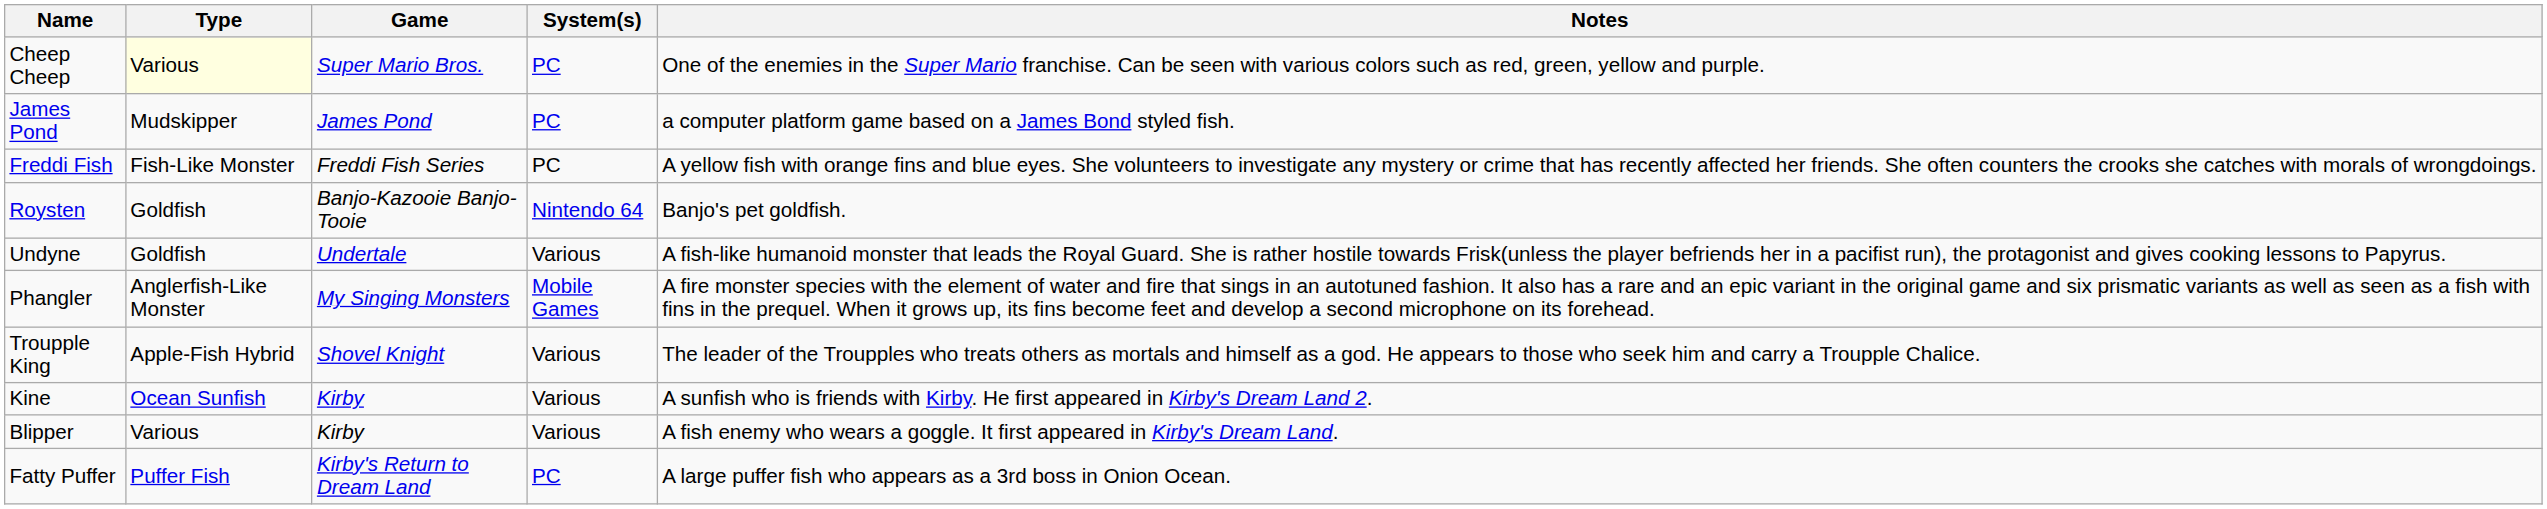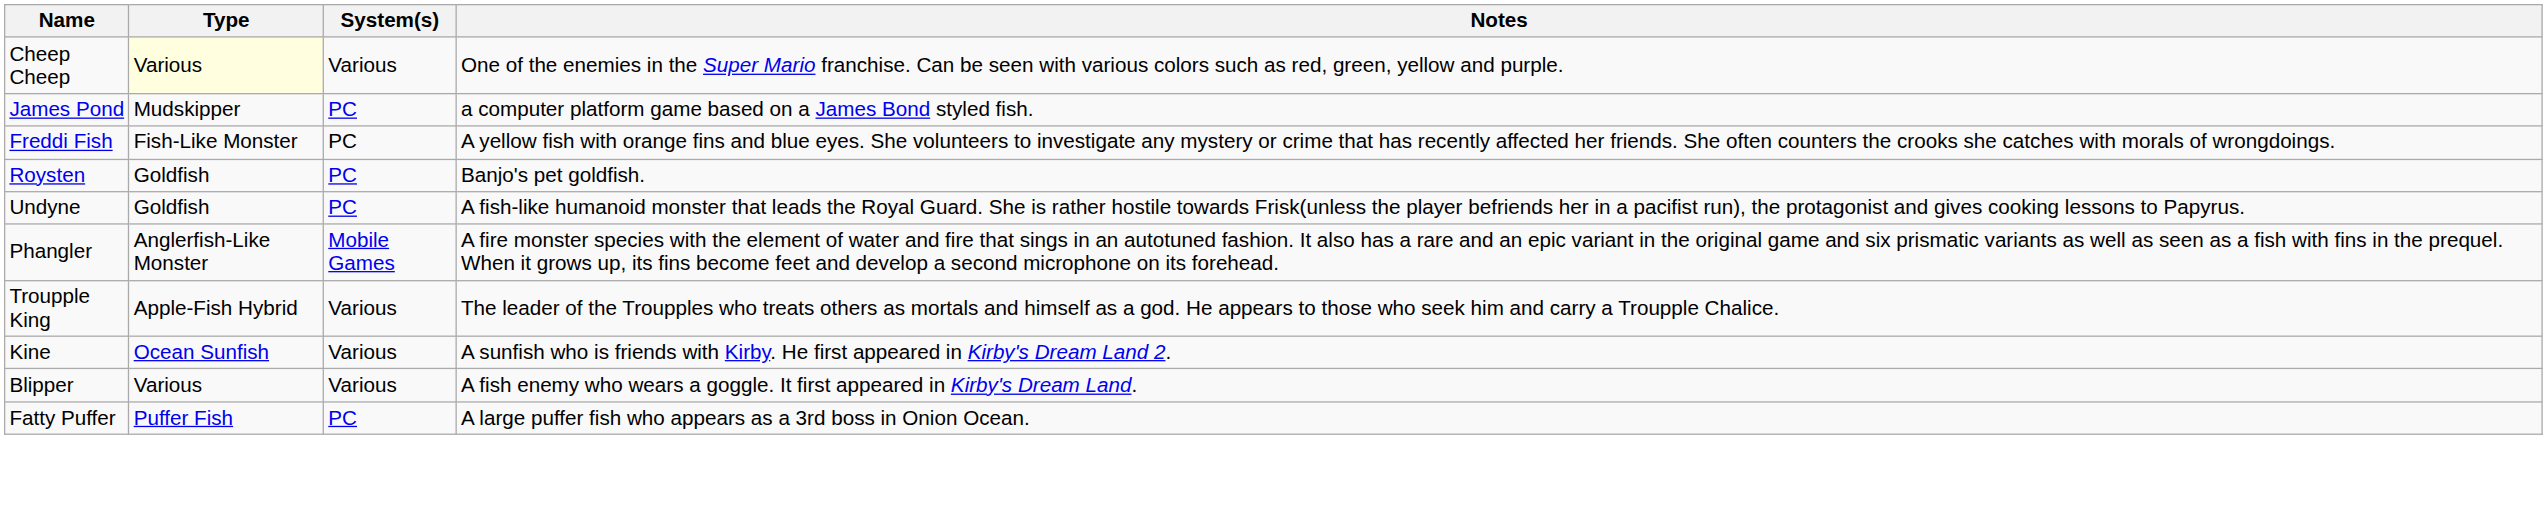- column: (420, 20)
(546, 65) PC -> (363, 65) Various
(588, 209) Nintendo 64 -> (343, 175) PC
(566, 254) Various -> (343, 207) PC
